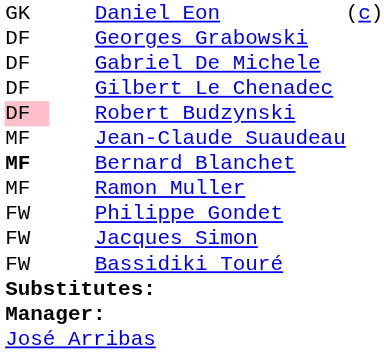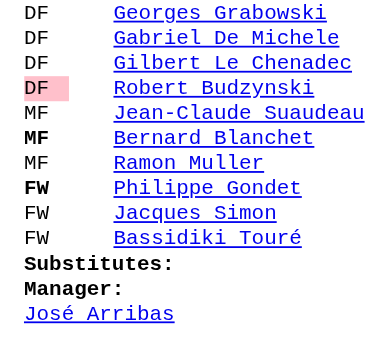- row: (157, 14)
(18, 214) normal -> (37, 189) bold
